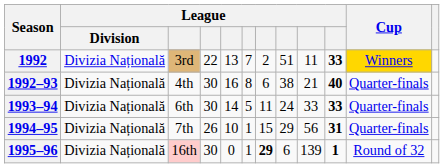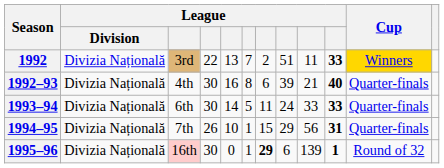(287, 83) 38 -> (287, 83) 39
